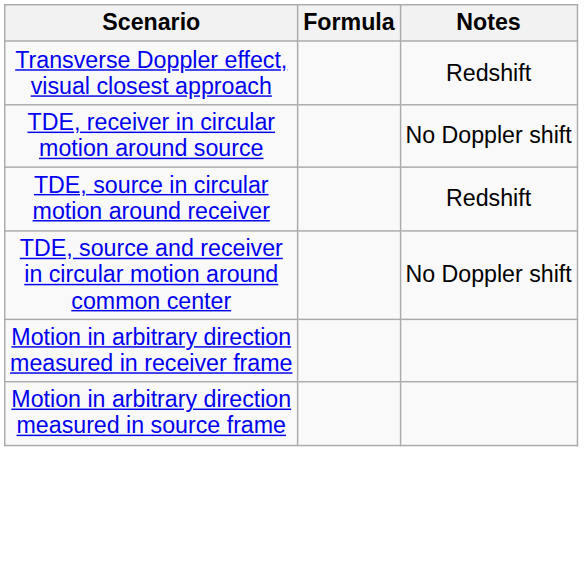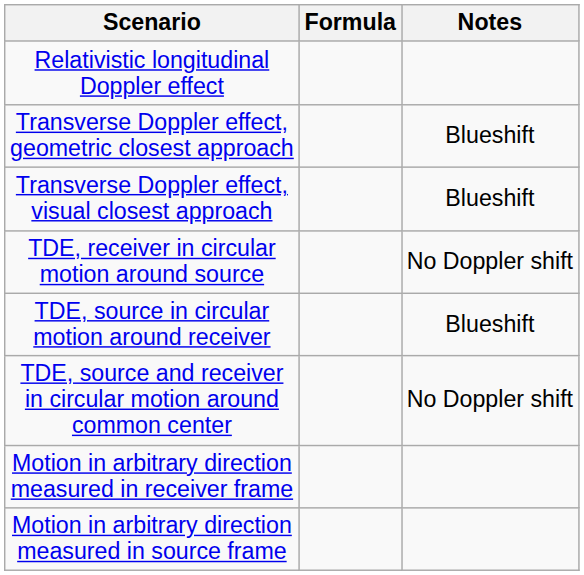+ row: (152, 72)
+ row: (152, 135)
(489, 72) Redshift -> (490, 198) Blueshift
(489, 198) Redshift -> (490, 324) Blueshift
